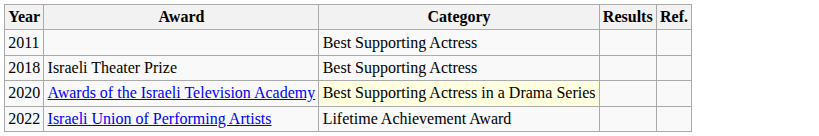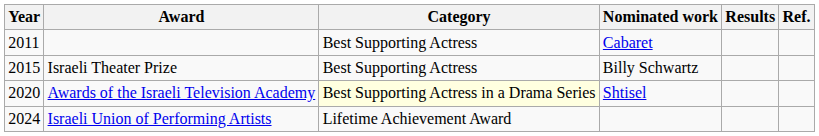+ column: (660, 17)
(24, 67) 2018 -> (24, 67) 2015
(24, 118) 2022 -> (24, 118) 2024
